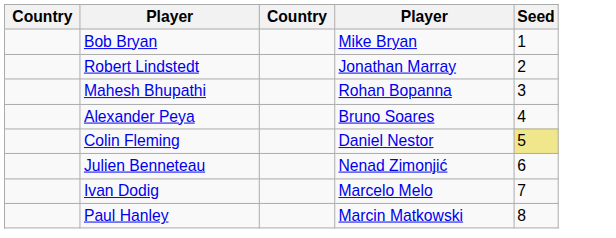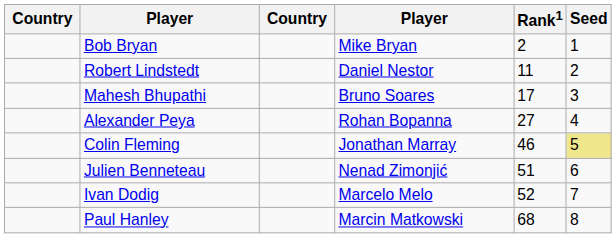+ column: (540, 19)
(397, 66) Jonathan Marray -> (386, 70) Daniel Nestor
(395, 91) Rohan Bopanna -> (386, 95) Bruno Soares
(386, 116) Bruno Soares -> (395, 120) Rohan Bopanna
(386, 141) Daniel Nestor -> (397, 145) Jonathan Marray
